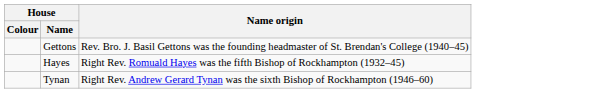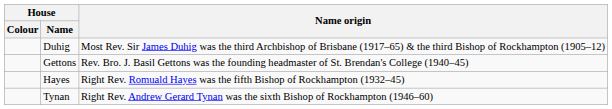+ row: (57, 46)
